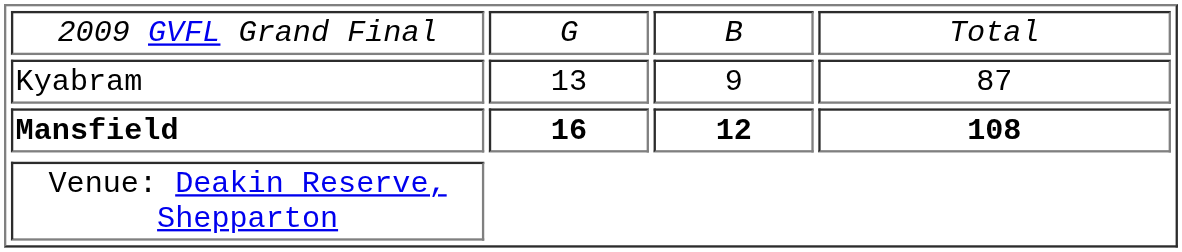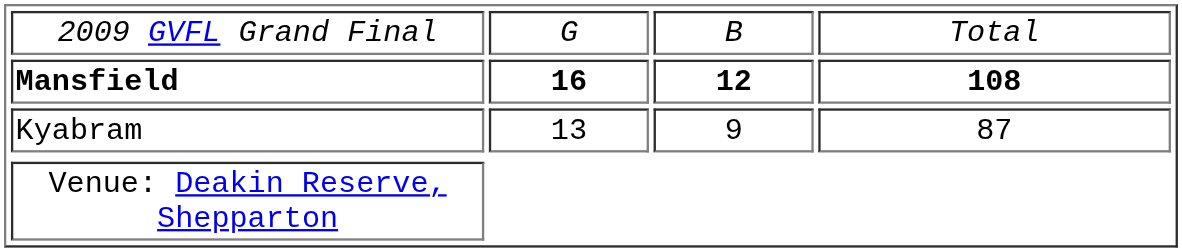rows swapped: (97, 130) <-> (79, 82)
